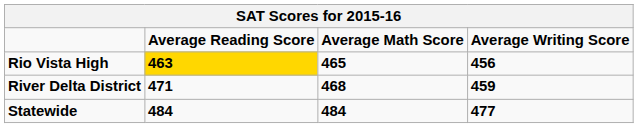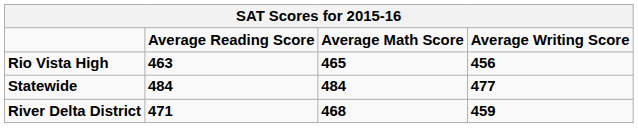(160, 63) gold background -> (160, 63) no background
rows swapped: (74, 87) <-> (43, 110)
